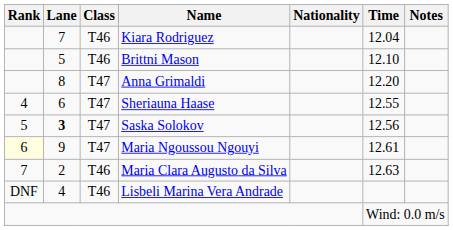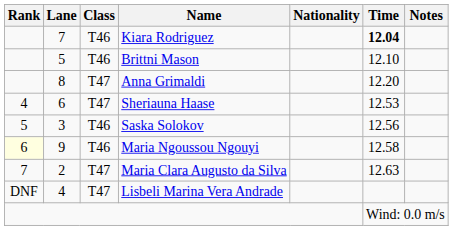(384, 37) normal -> (384, 37) bold
(384, 103) 12.55 -> (384, 103) 12.53
(62, 125) bold -> (62, 125) normal
(99, 125) T47 -> (99, 125) T46
(99, 147) T47 -> (99, 147) T46
(384, 147) 12.61 -> (384, 147) 12.58
(99, 170) T46 -> (99, 170) T47
(99, 192) T46 -> (99, 192) T47
